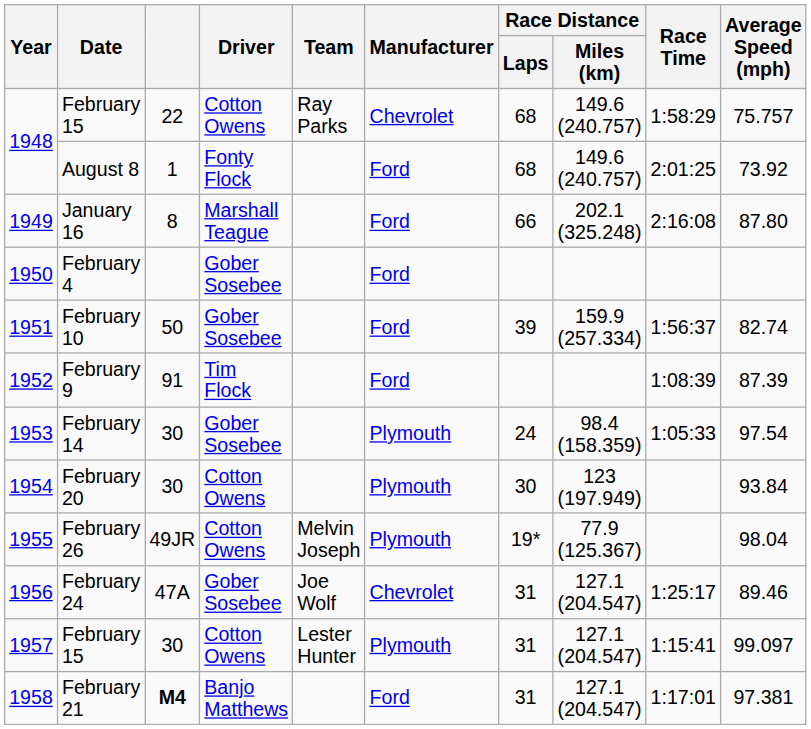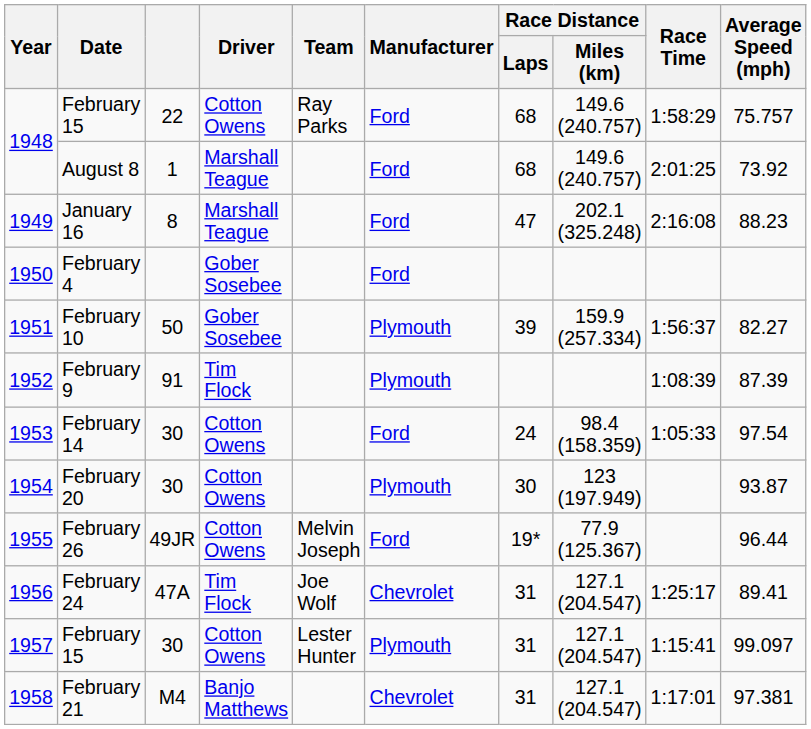(411, 115) Chevrolet -> (390, 115) Ford
(229, 168) Fonty Flock -> (241, 168) Marshall Teague
(526, 221) 66 -> (526, 221) 47
(763, 221) 87.80 -> (763, 221) 88.23
(390, 327) Ford -> (410, 327) Plymouth
(763, 327) 82.74 -> (763, 327) 82.27
(390, 380) Ford -> (410, 380) Plymouth
(243, 433) Gober Sosebee -> (235, 433) Cotton Owens
(410, 433) Plymouth -> (390, 433) Ford
(763, 486) 93.84 -> (763, 486) 93.87
(410, 539) Plymouth -> (390, 539) Ford
(763, 539) 98.04 -> (763, 539) 96.44
(243, 592) Gober Sosebee -> (228, 592) Tim Flock
(763, 592) 89.46 -> (763, 592) 89.41
(172, 698) bold -> (172, 698) normal
(390, 698) Ford -> (411, 698) Chevrolet
